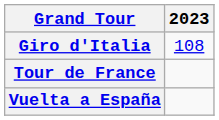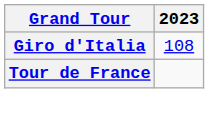- row: (85, 101)
